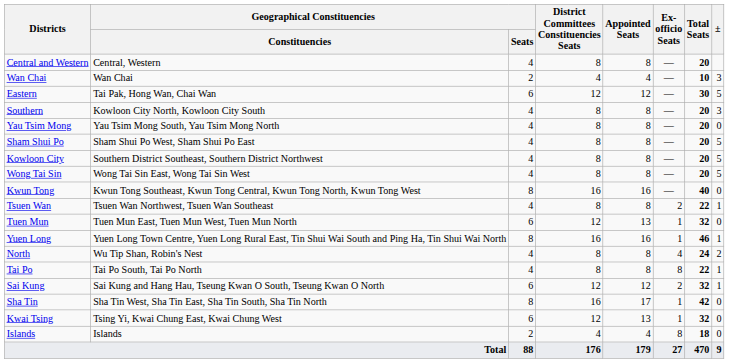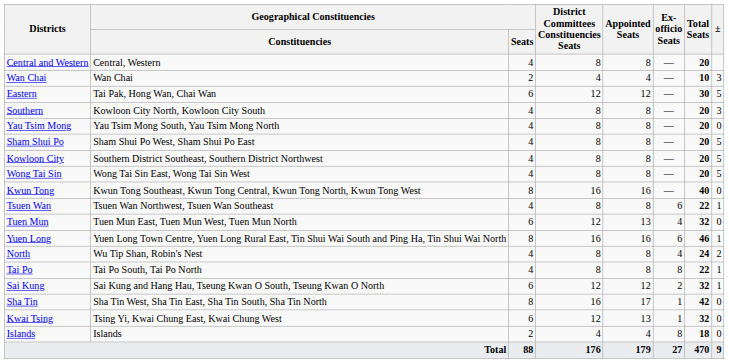(680, 206) 2 -> (680, 206) 6
(680, 222) 1 -> (680, 222) 4
(680, 238) 1 -> (680, 238) 6
